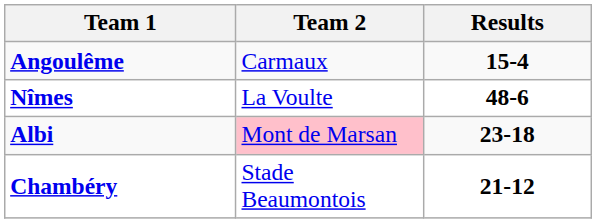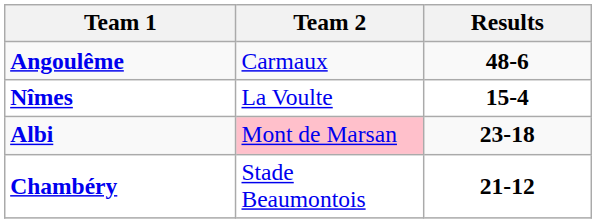(507, 60) 15-4 -> (507, 60) 48-6
(507, 97) 48-6 -> (507, 97) 15-4
